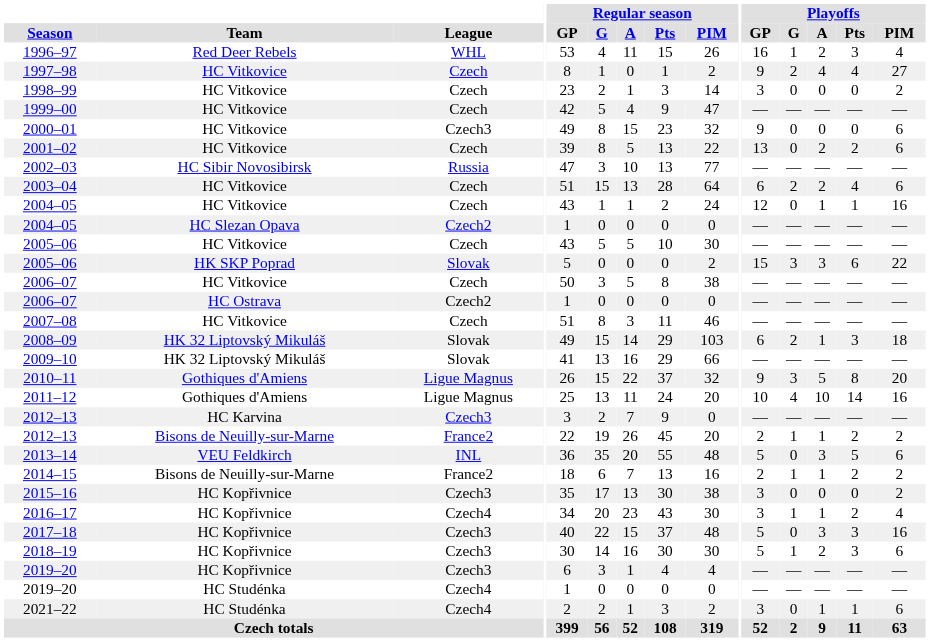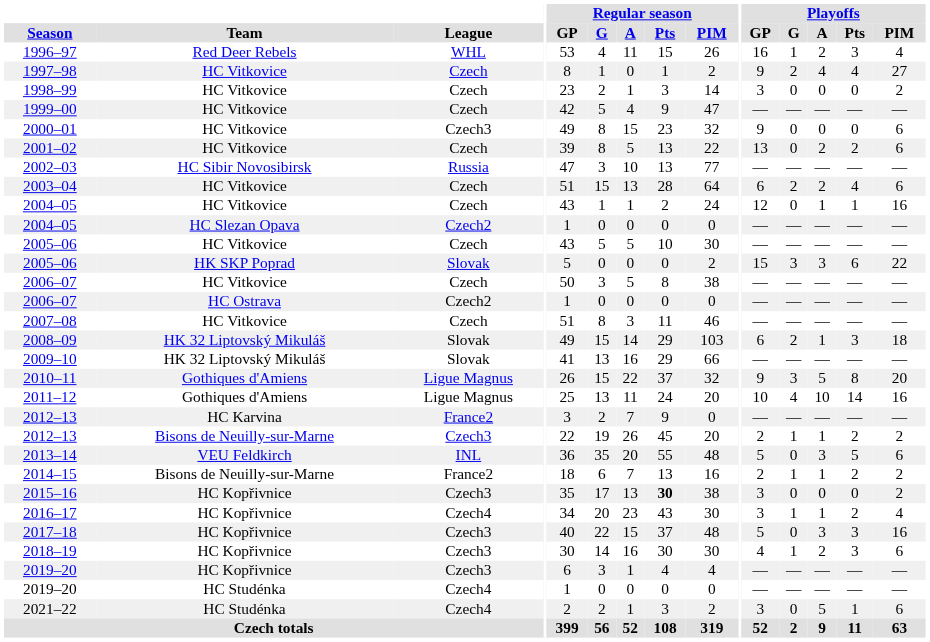(468, 416) Czech3 -> (468, 416) France2
(468, 436) France2 -> (468, 436) Czech3
(665, 493) normal -> (665, 493) bold
(760, 551) 5 -> (760, 551) 4
(822, 608) 1 -> (822, 608) 5
